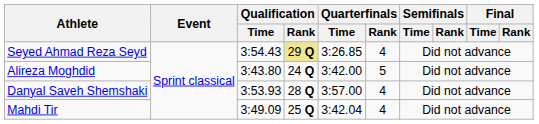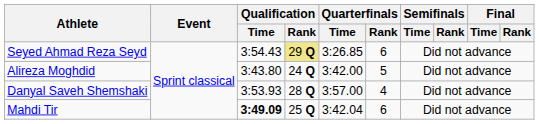(383, 52) 4 -> (383, 52) 6
(261, 110) normal -> (261, 110) bold
(383, 110) 4 -> (383, 110) 6
